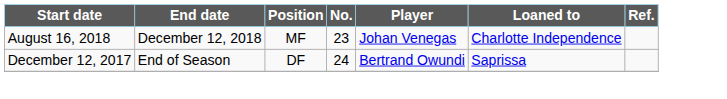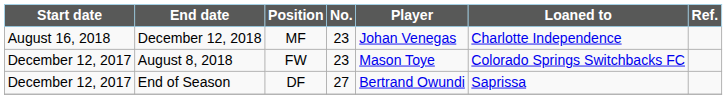+ row: (185, 60)
(341, 60) 24 -> (341, 82) 27
